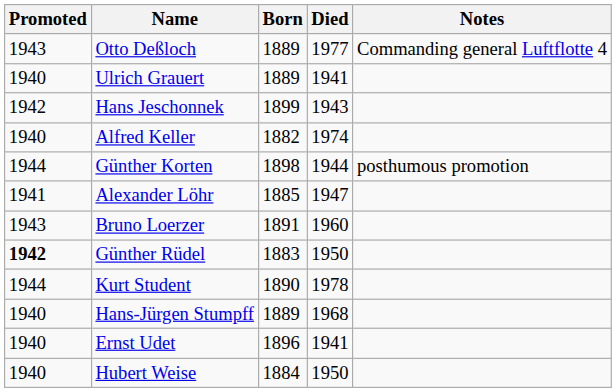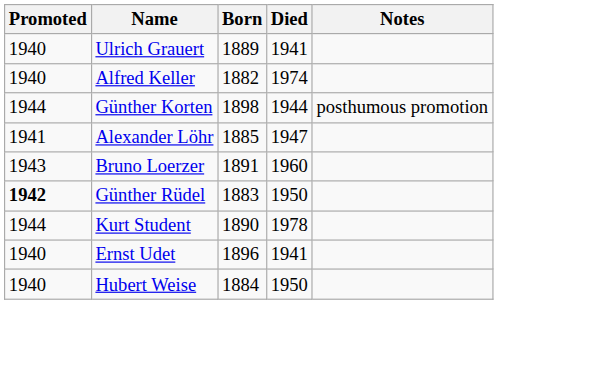- row: (146, 48)
- row: (160, 107)
- row: (175, 313)
